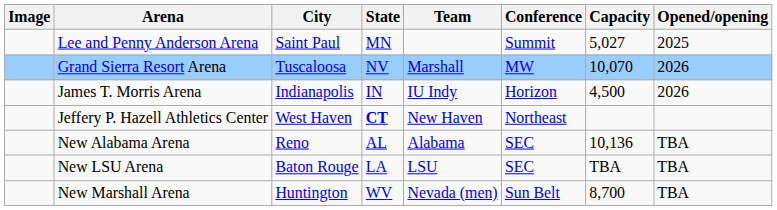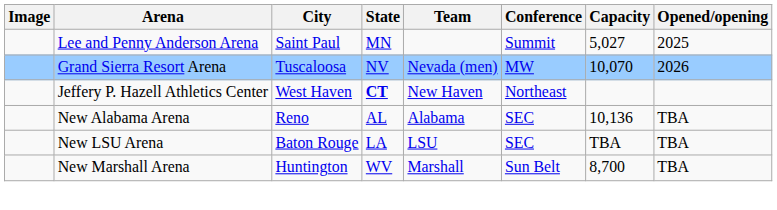(436, 67) Marshall -> (453, 67) Nevada (men)
- row: (130, 92)
(453, 192) Nevada (men) -> (436, 167) Marshall
